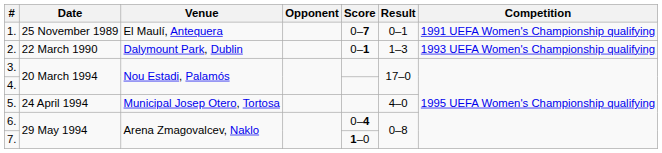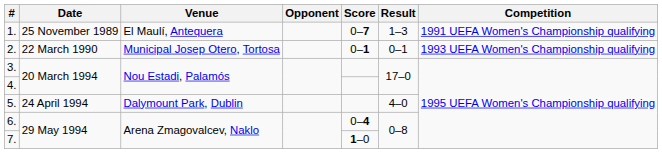(398, 31) 0–1 -> (398, 31) 1–3
(183, 49) Dalymount Park, Dublin -> (202, 49) Municipal Josep Otero, Tortosa
(398, 49) 1–3 -> (398, 49) 0–1
(202, 103) Municipal Josep Otero, Tortosa -> (183, 103) Dalymount Park, Dublin
